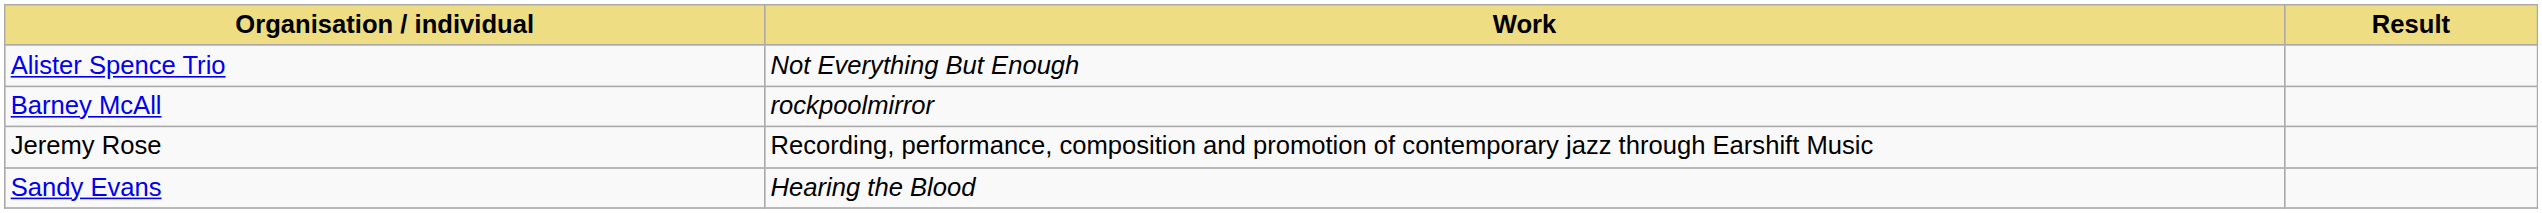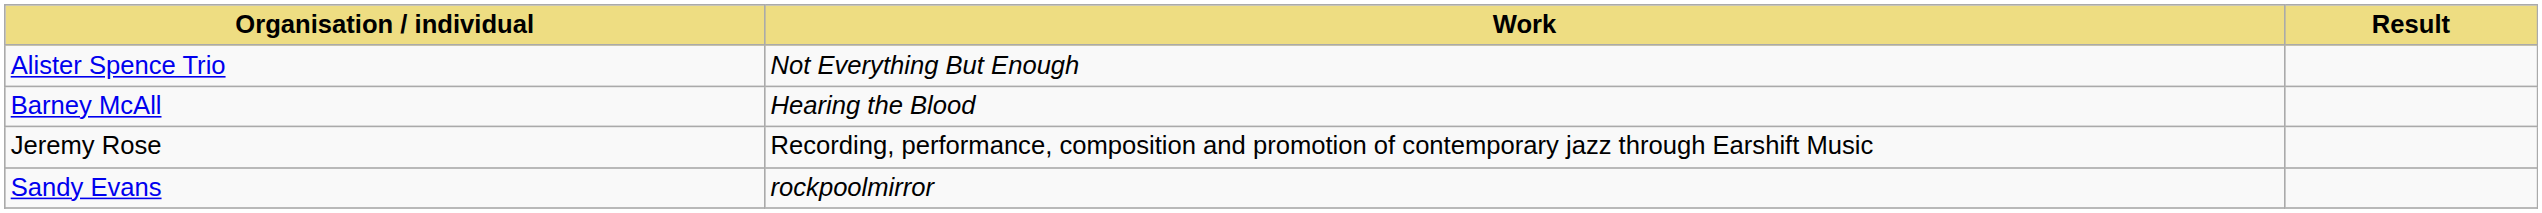(852, 106) rockpoolmirror -> (873, 106) Hearing the Blood
(873, 187) Hearing the Blood -> (852, 187) rockpoolmirror
